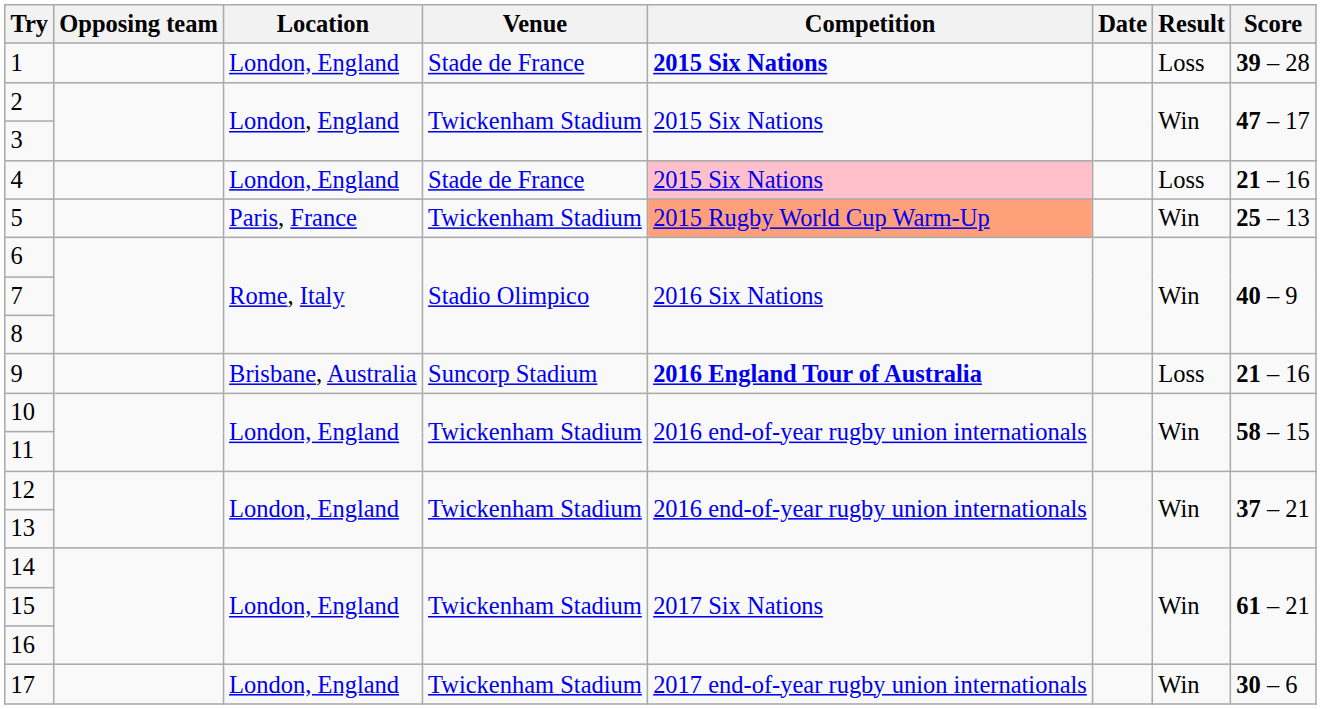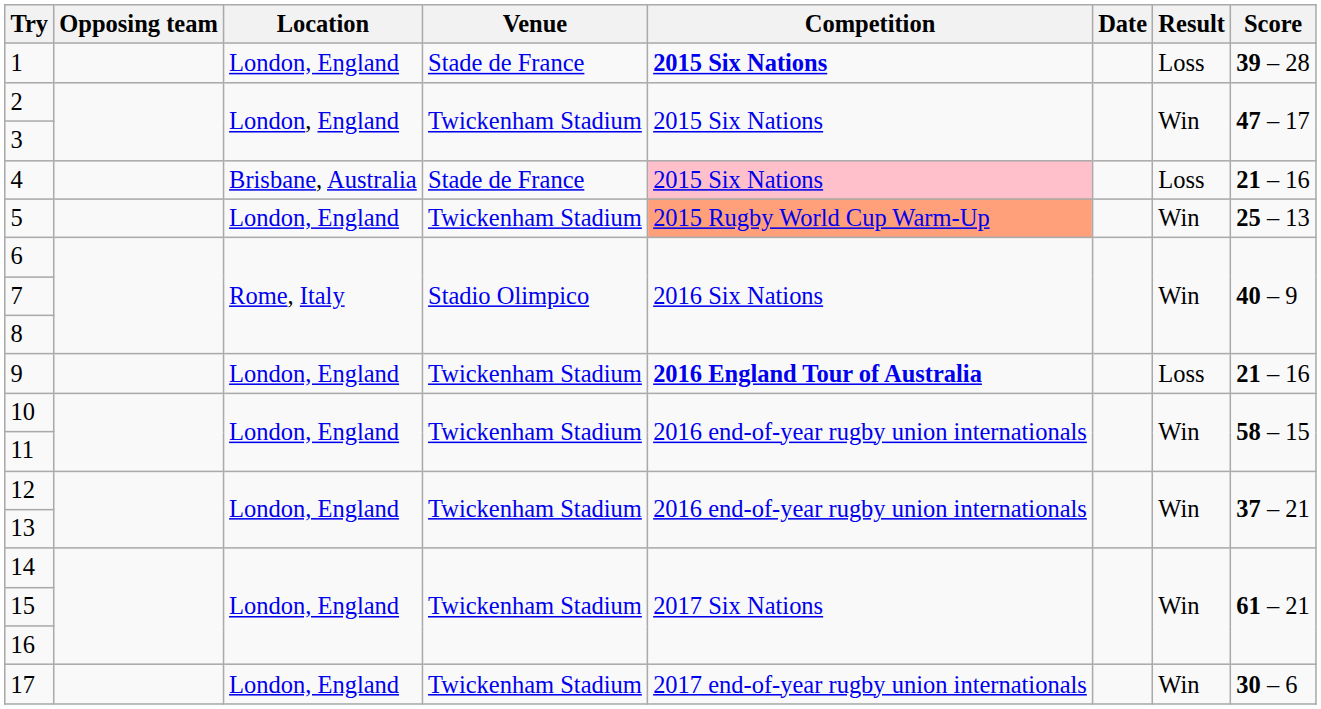(314, 179) London, England -> (323, 179) Brisbane, Australia
(293, 218) Paris, France -> (314, 218) London, England
(323, 373) Brisbane, Australia -> (314, 373) London, England
(513, 373) Suncorp Stadium -> (535, 373) Twickenham Stadium
